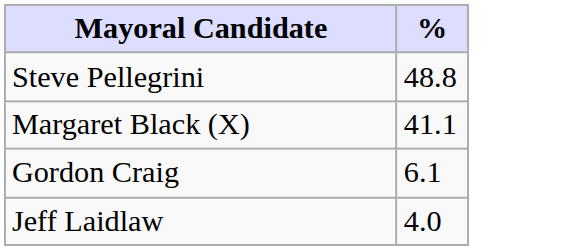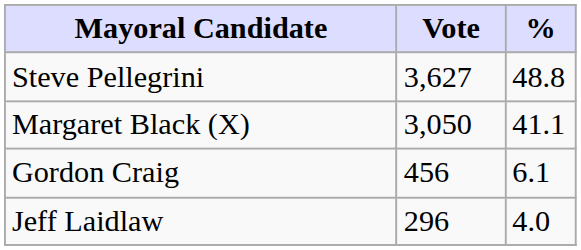+ column: (451, 28)
